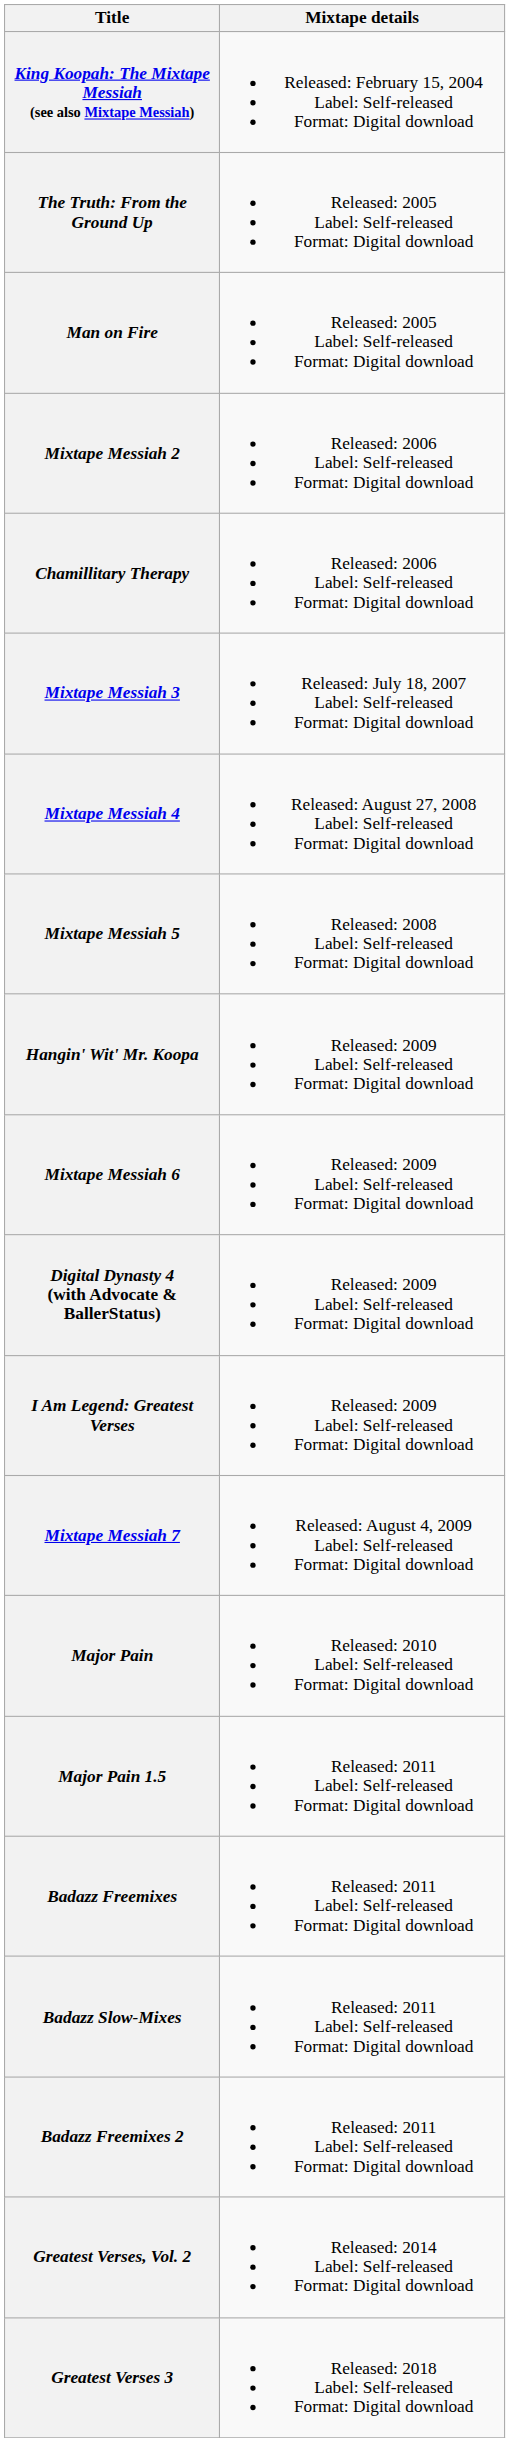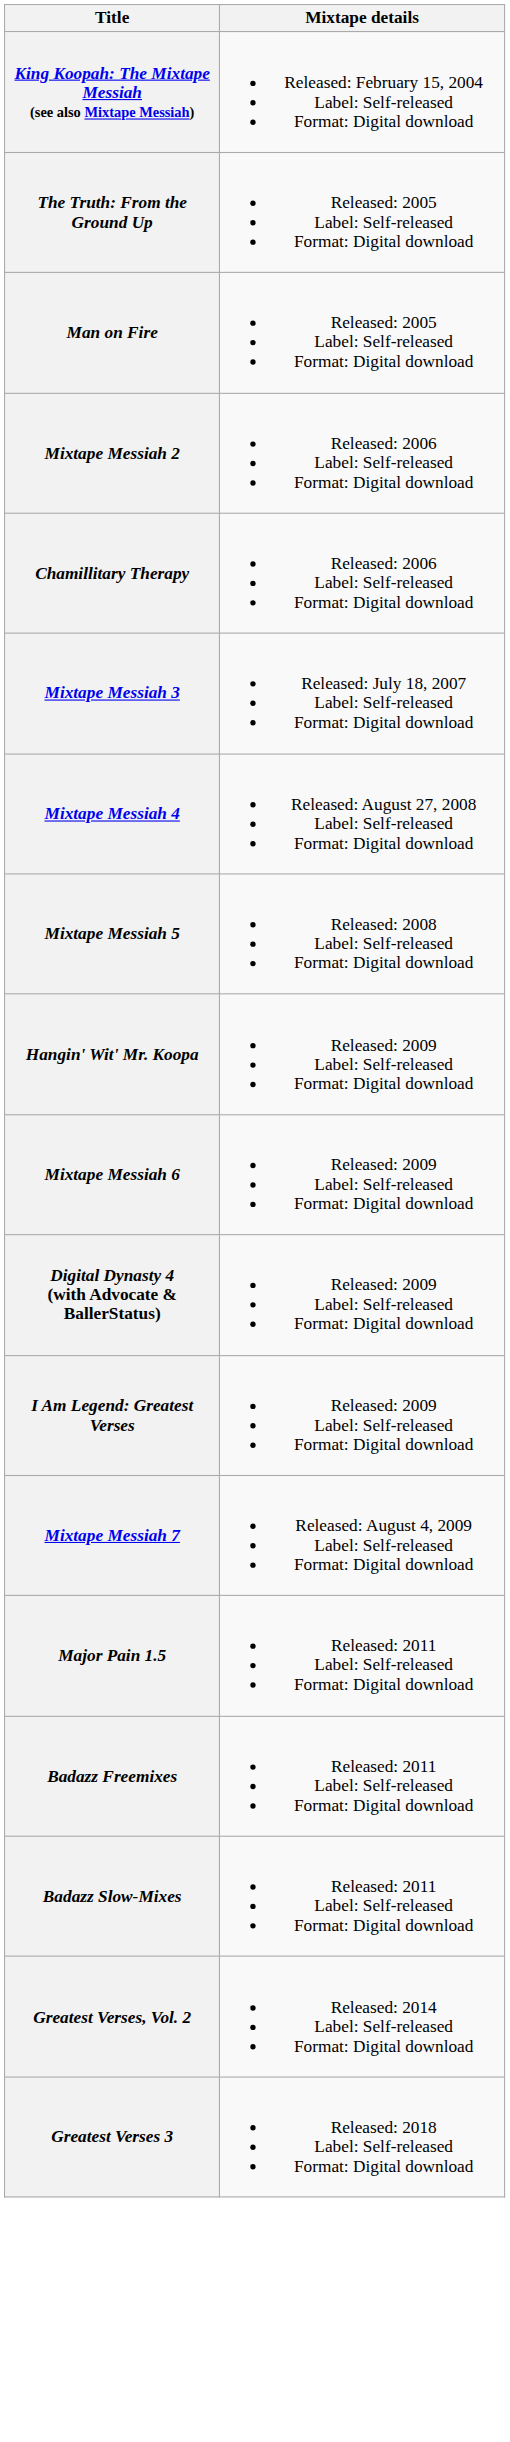- row: (112, 1655)
- row: (112, 2136)
